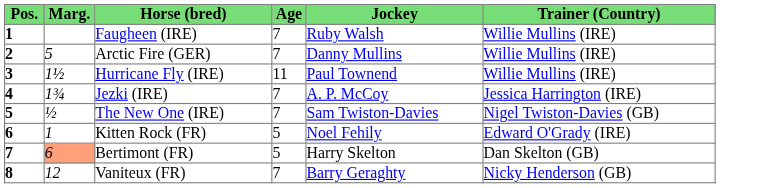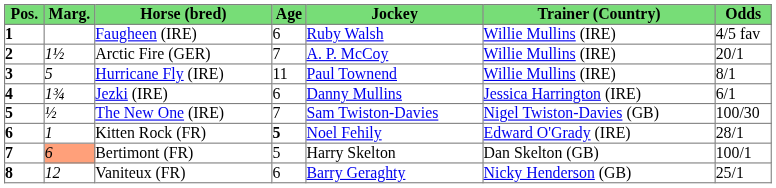+ column: (743, 14)
(276, 34) 7 -> (276, 34) 6
(49, 54) 5 -> (55, 54) 1½
(354, 54) Danny Mullins -> (347, 54) A. P. McCoy
(55, 73) 1½ -> (49, 73) 5
(276, 93) 7 -> (276, 93) 6
(347, 93) A. P. McCoy -> (354, 93) Danny Mullins
(276, 133) normal -> (276, 133) bold
(276, 172) 7 -> (276, 172) 6
